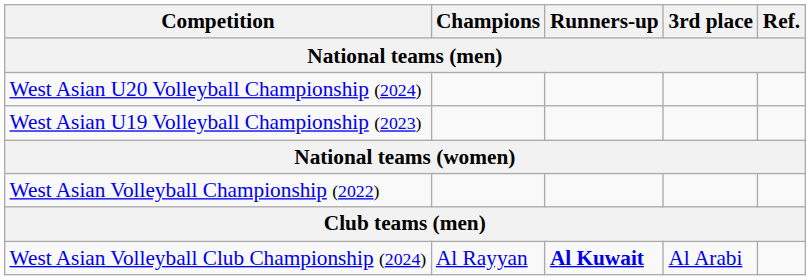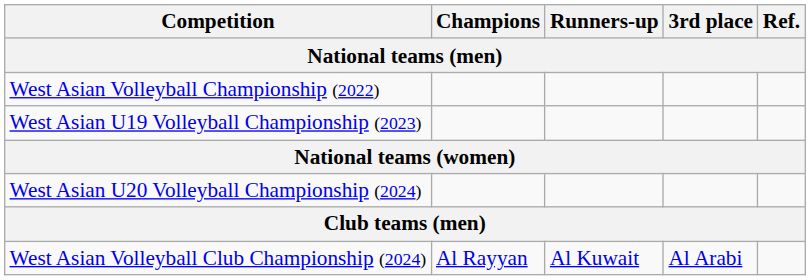rows swapped: (216, 88) <-> (195, 190)
(597, 257) bold -> (595, 257) normal
